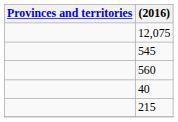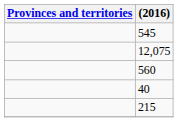rows swapped: (154, 32) <-> (147, 51)
